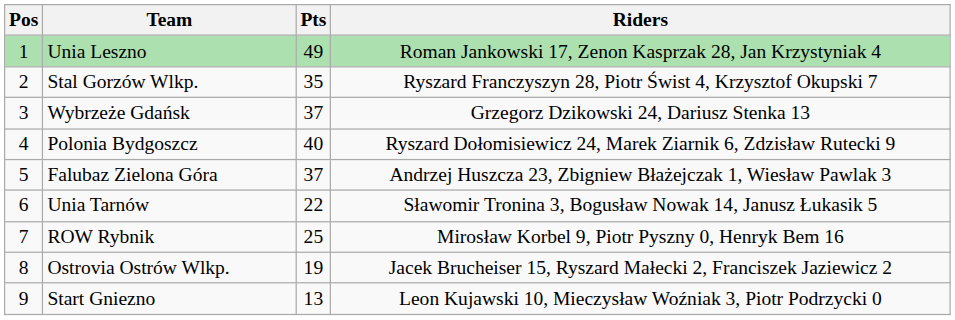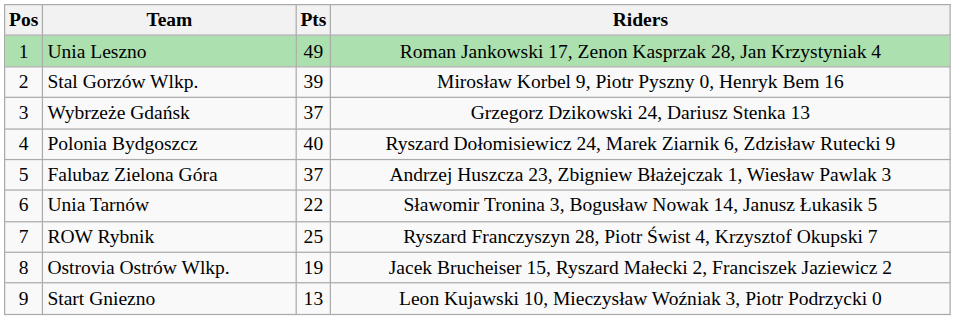(313, 81) 35 -> (313, 81) 39
(640, 81) Ryszard Franczyszyn 28, Piotr Świst 4, Krzysztof Okupski 7 -> (640, 81) Mirosław Korbel 9, Piotr Pyszny 0, Henryk Bem 16
(640, 236) Mirosław Korbel 9, Piotr Pyszny 0, Henryk Bem 16 -> (640, 236) Ryszard Franczyszyn 28, Piotr Świst 4, Krzysztof Okupski 7
